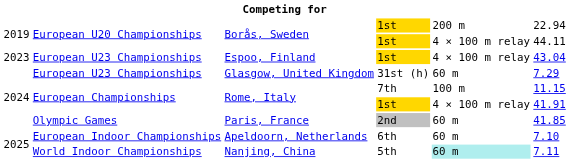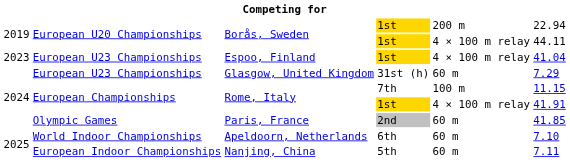(550, 57) 43.04 -> (550, 57) 41.04
(127, 136) European Indoor Championships -> (117, 136) World Indoor Championships
(117, 152) World Indoor Championships -> (127, 152) European Indoor Championships
(446, 152) paleturquoise background -> (446, 152) no background
